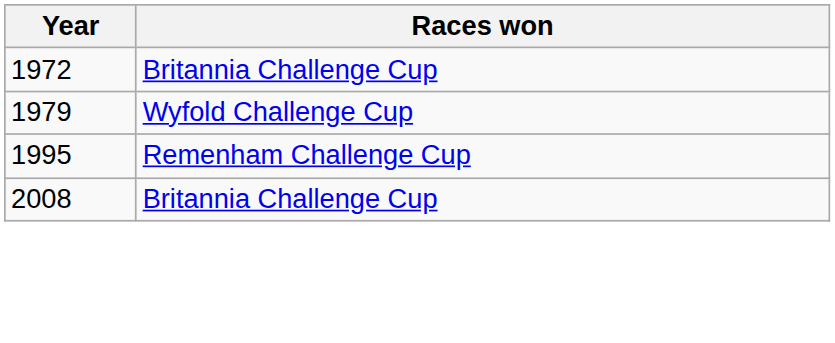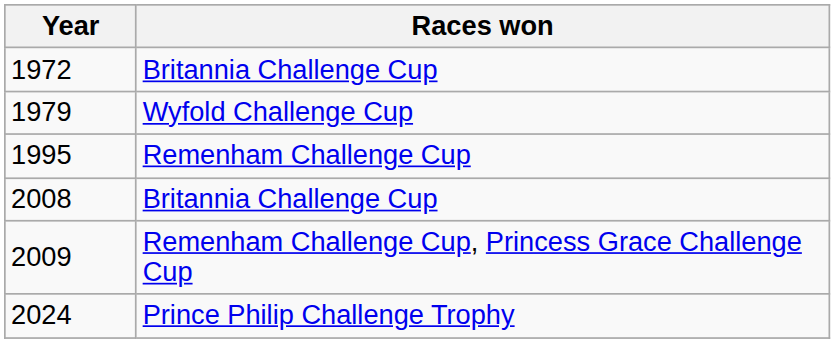+ row: (41, 257)
+ row: (41, 315)
